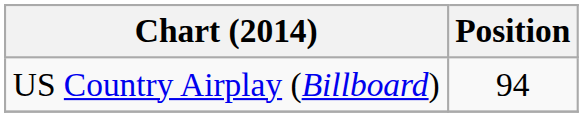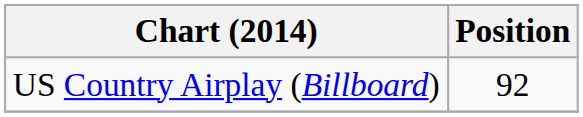(513, 84) 94 -> (513, 84) 92
